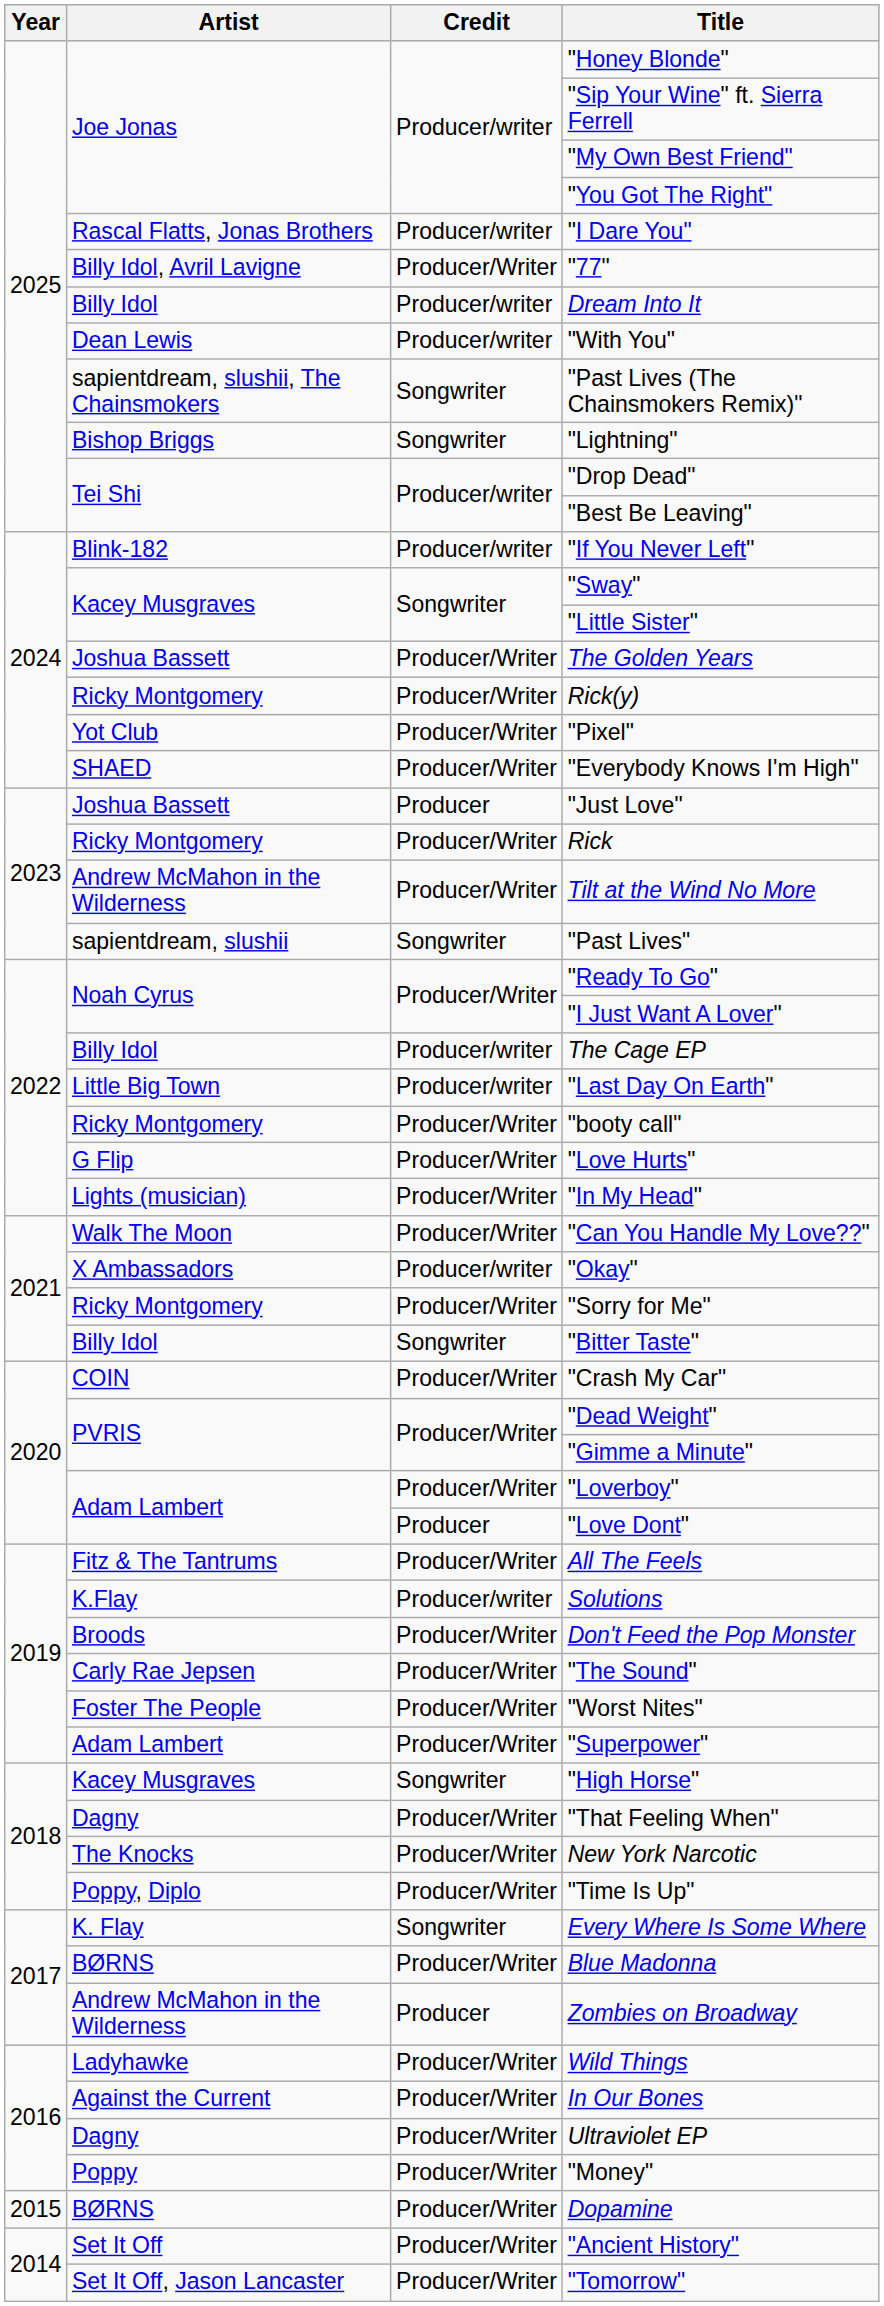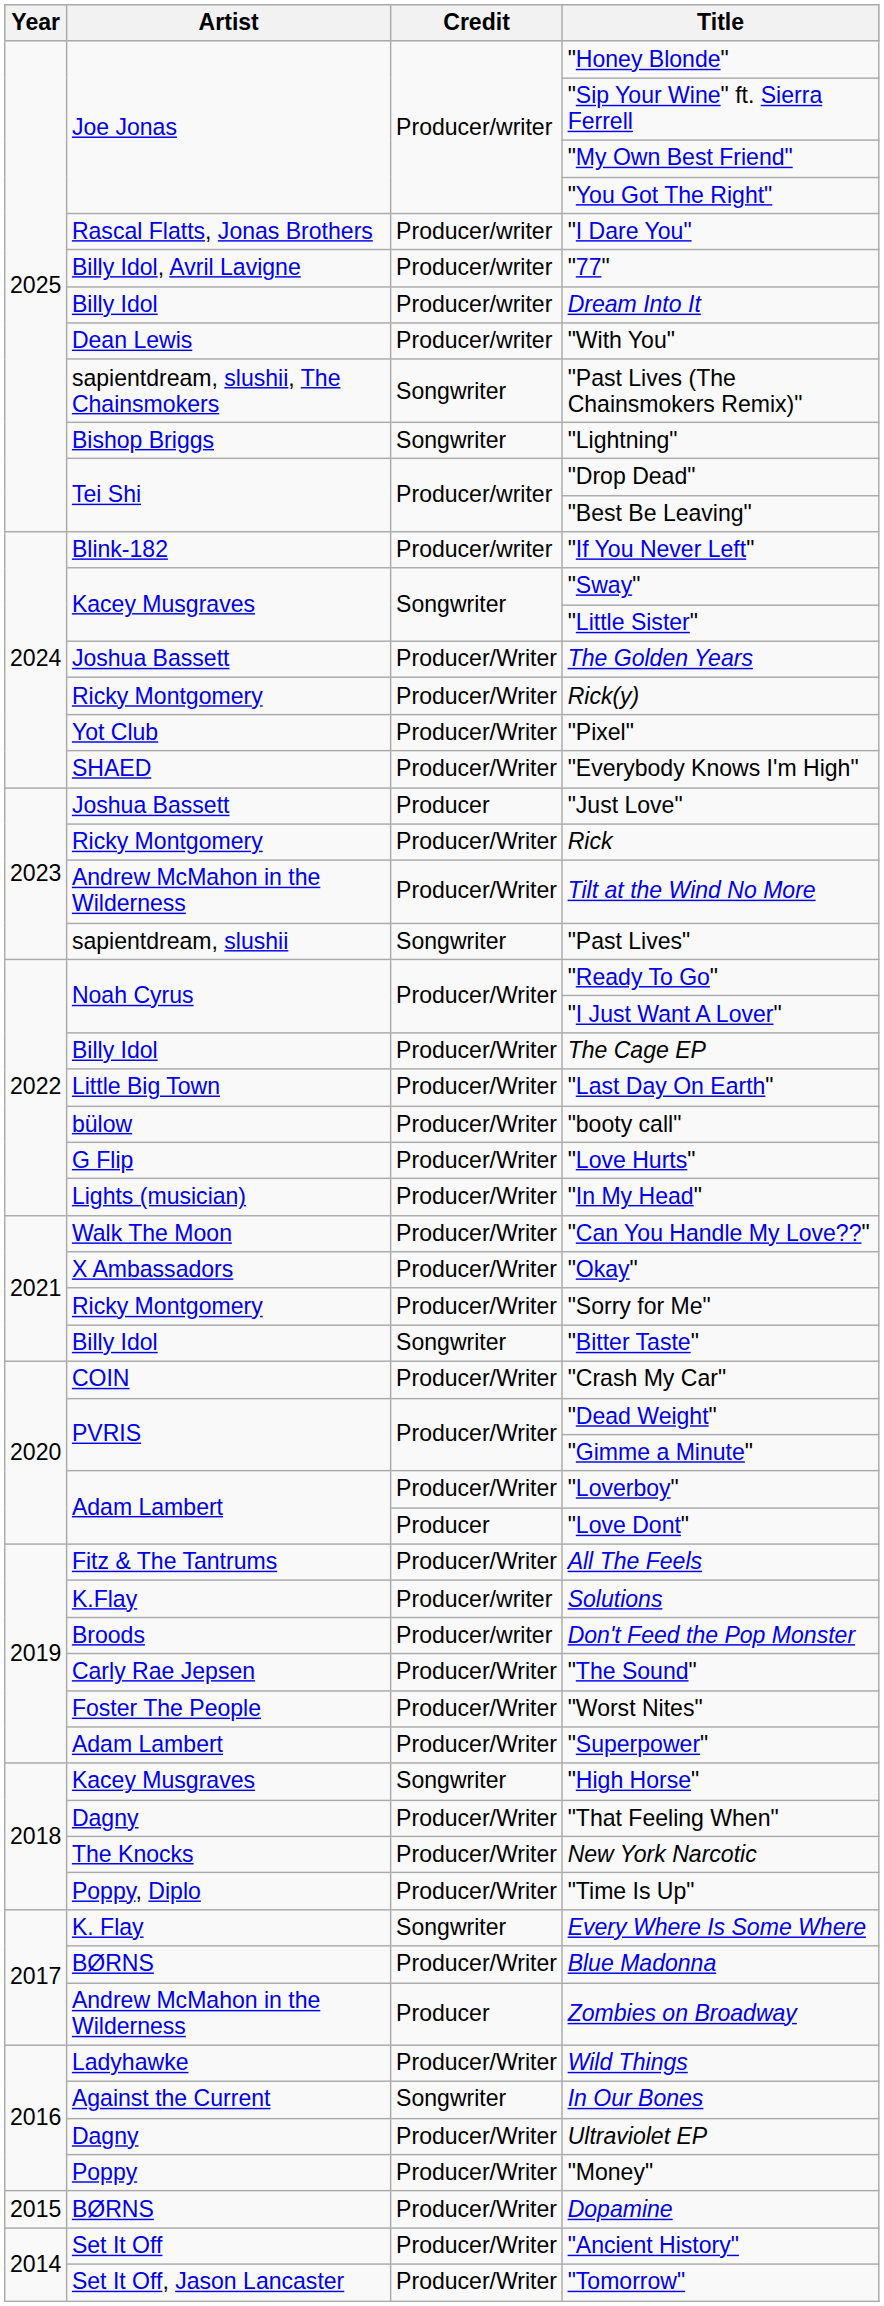(477, 267) Producer/Writer -> (474, 267) Producer/writer
(474, 1050) Producer/writer -> (477, 1050) Producer/Writer
(474, 1087) Producer/writer -> (477, 1087) Producer/Writer
(167, 1123) Ricky Montgomery -> (102, 1123) bülow
(474, 1269) Producer/writer -> (477, 1269) Producer/Writer
(477, 1635) Producer/Writer -> (474, 1635) Producer/writer
(477, 2099) Producer/Writer -> (451, 2099) Songwriter
